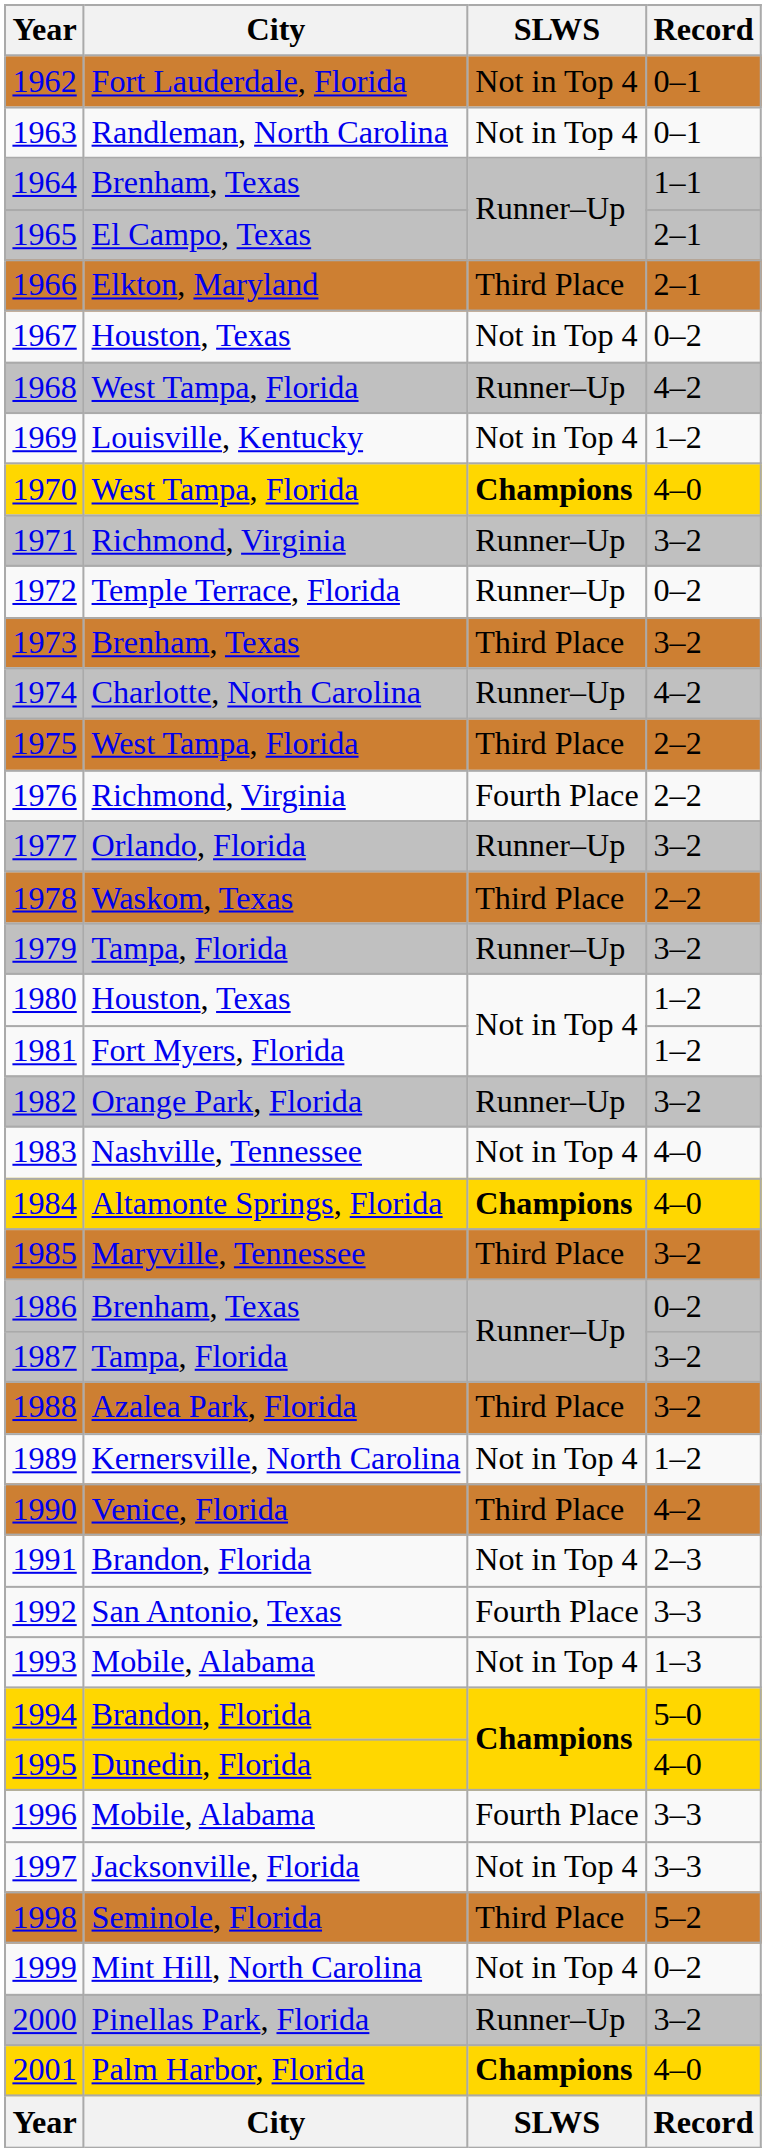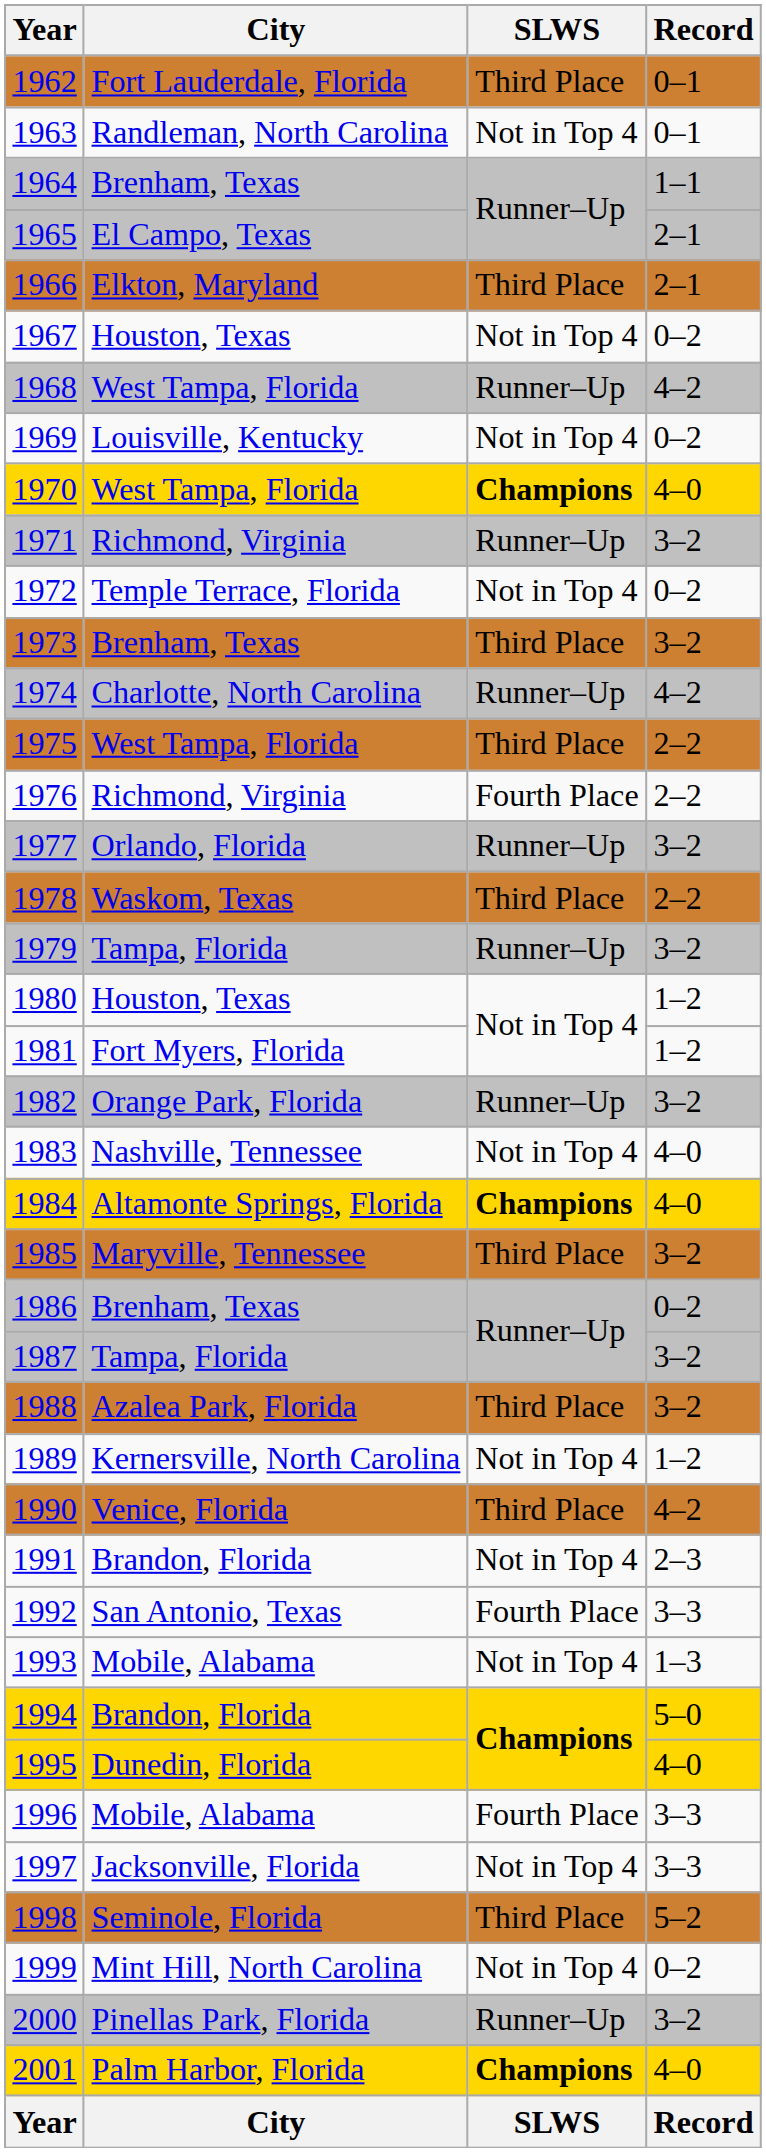(556, 81) Not in Top 4 -> (550, 81) Third Place
(678, 438) 1–2 -> (678, 438) 0–2
(550, 591) Runner–Up -> (556, 591) Not in Top 4
